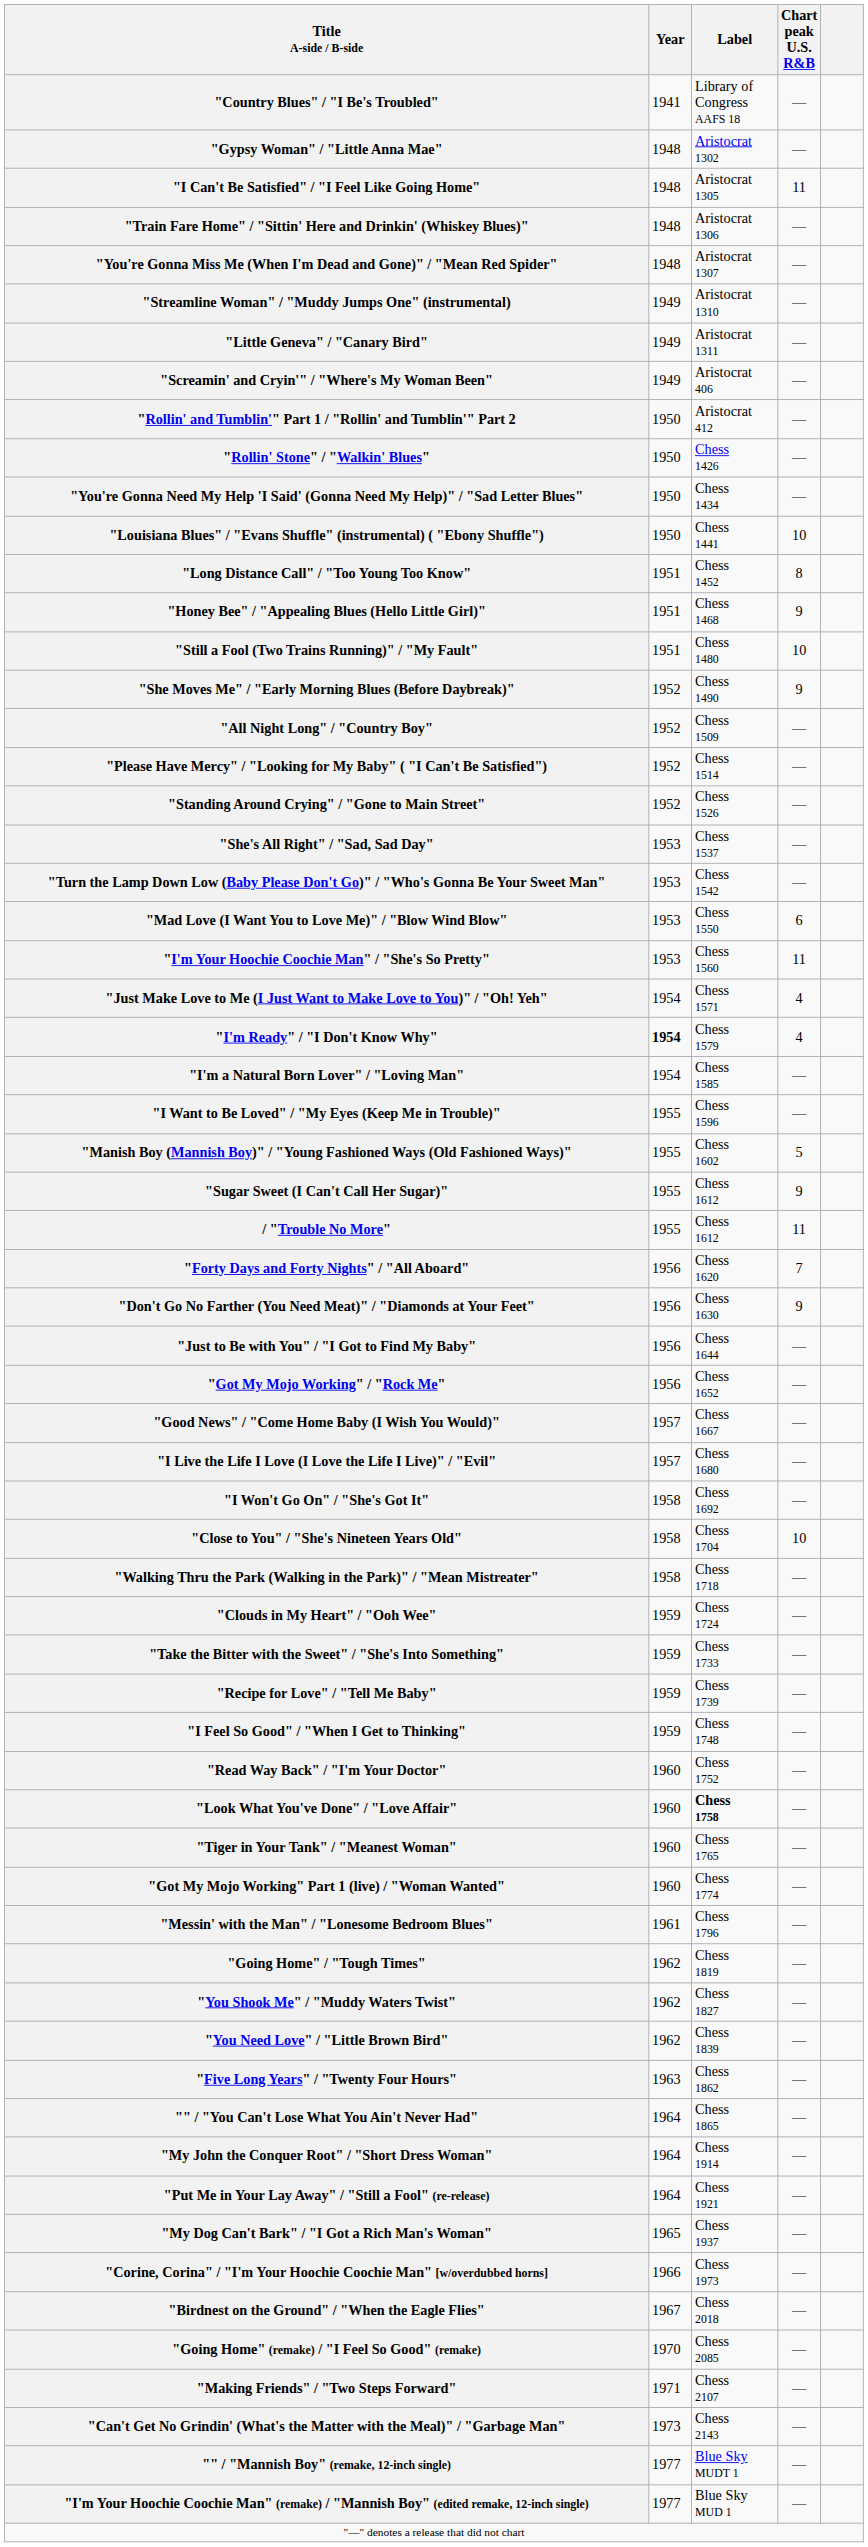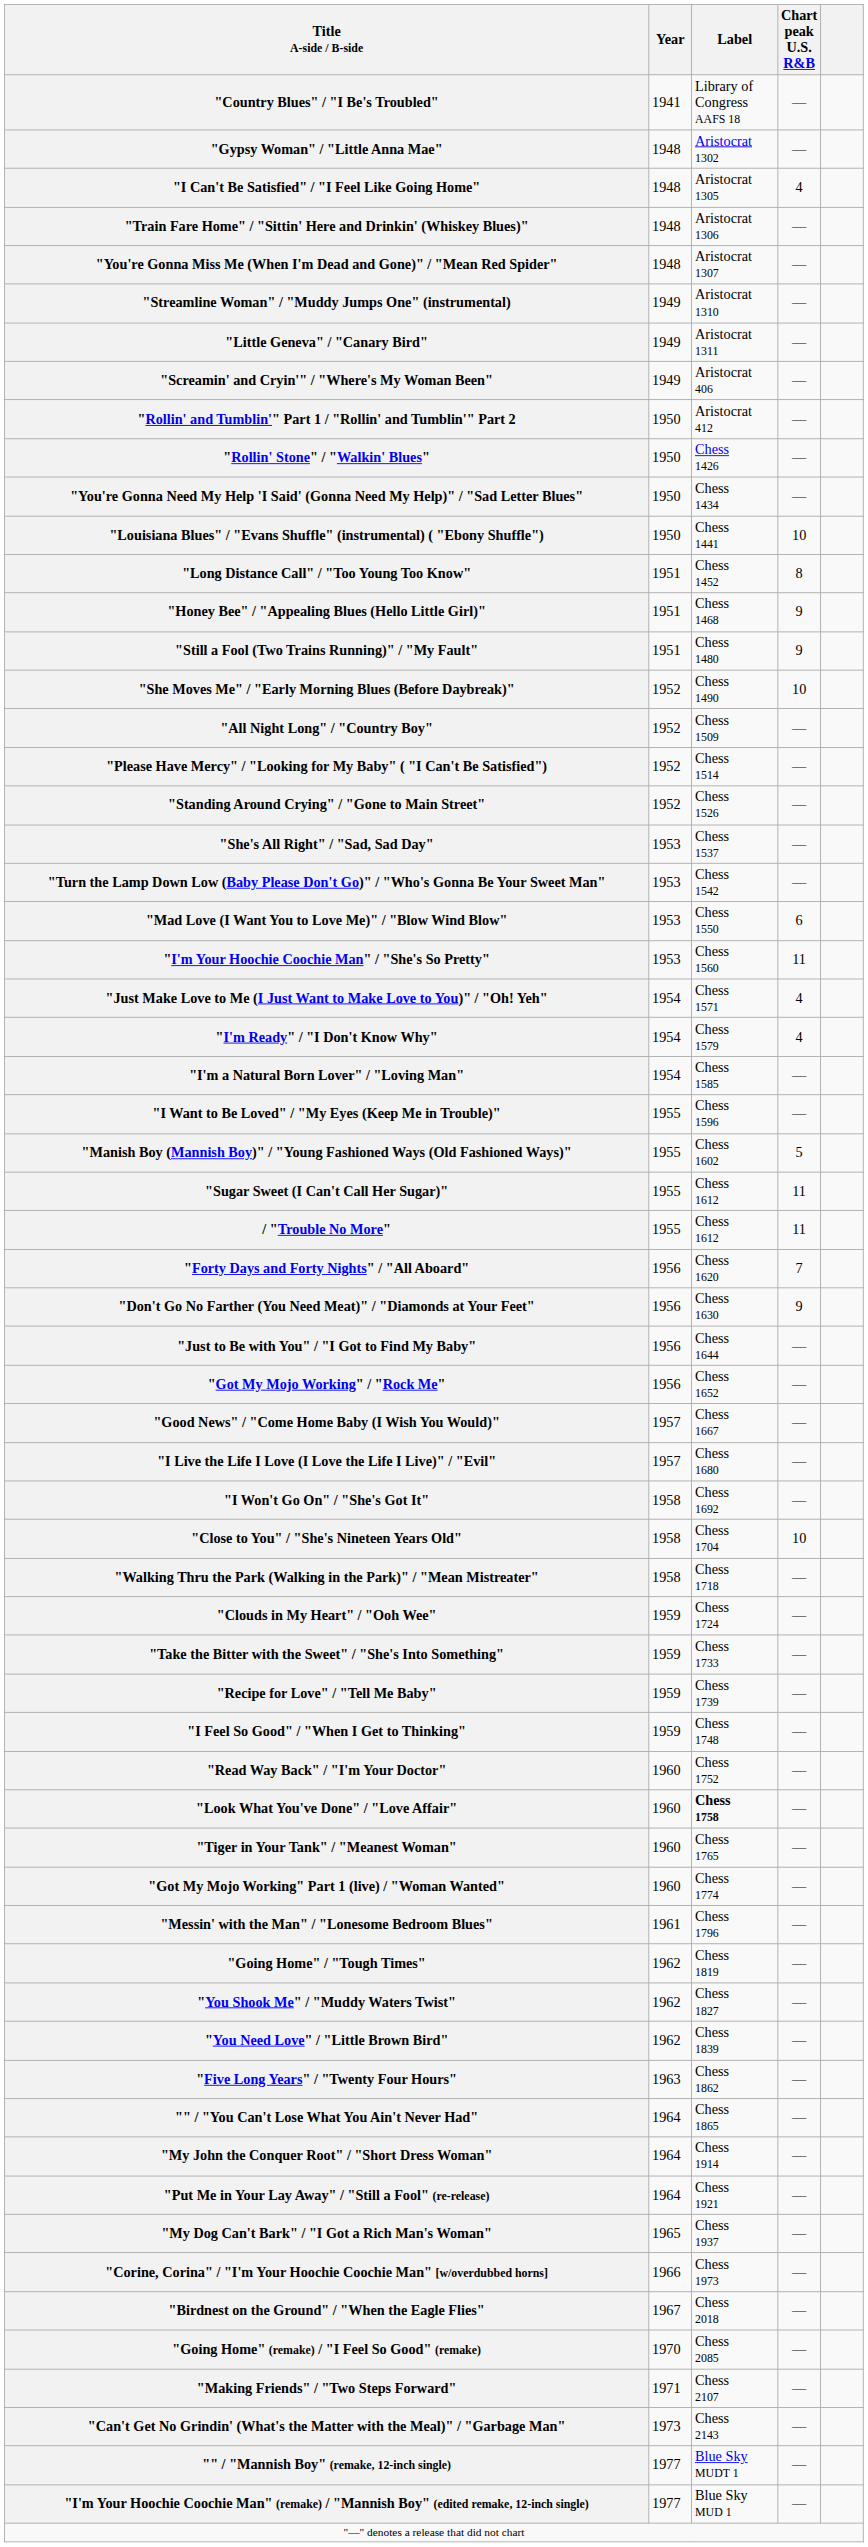(799, 187) 11 -> (799, 187) 4
(799, 650) 10 -> (799, 650) 9
(799, 689) 9 -> (799, 689) 10
(666, 1036) bold -> (666, 1036) normal
(799, 1191) 9 -> (799, 1191) 11
